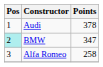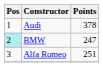(90, 39) 347 -> (90, 39) 247
(90, 54) 258 -> (90, 54) 251
